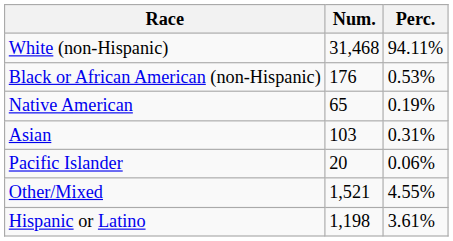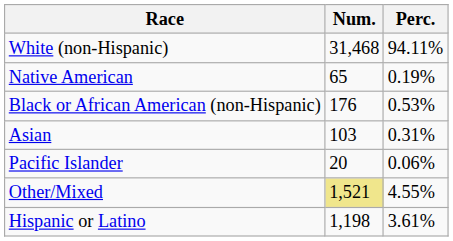rows swapped: (165, 76) <-> (71, 105)
(350, 192) no background -> (350, 192) khaki background
